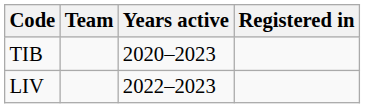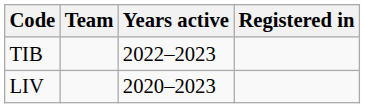(169, 53) 2020–2023 -> (169, 53) 2022–2023
(169, 86) 2022–2023 -> (169, 86) 2020–2023
